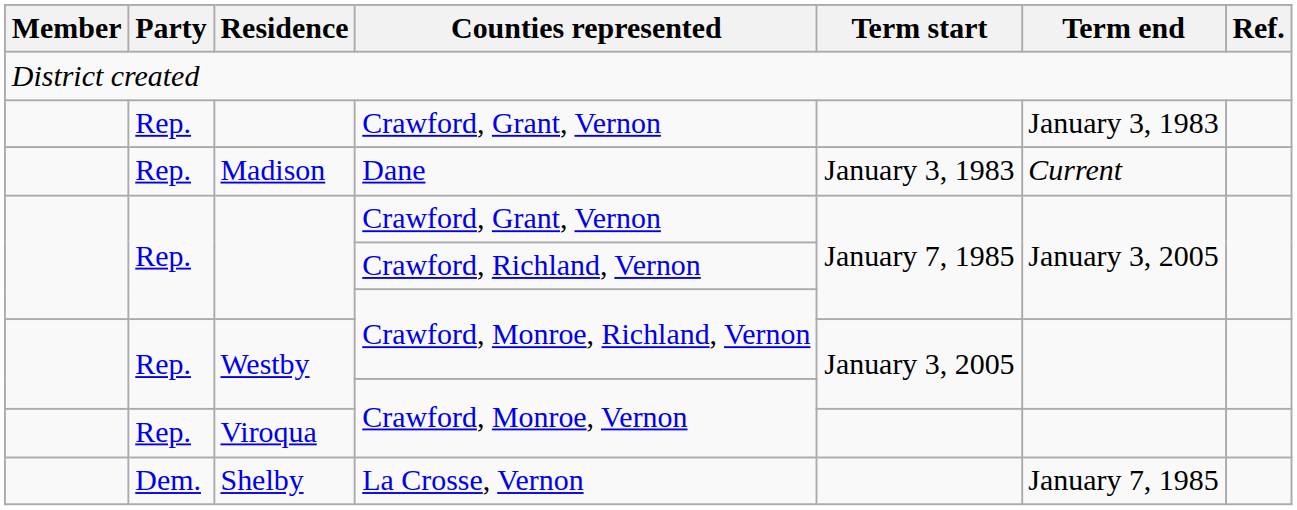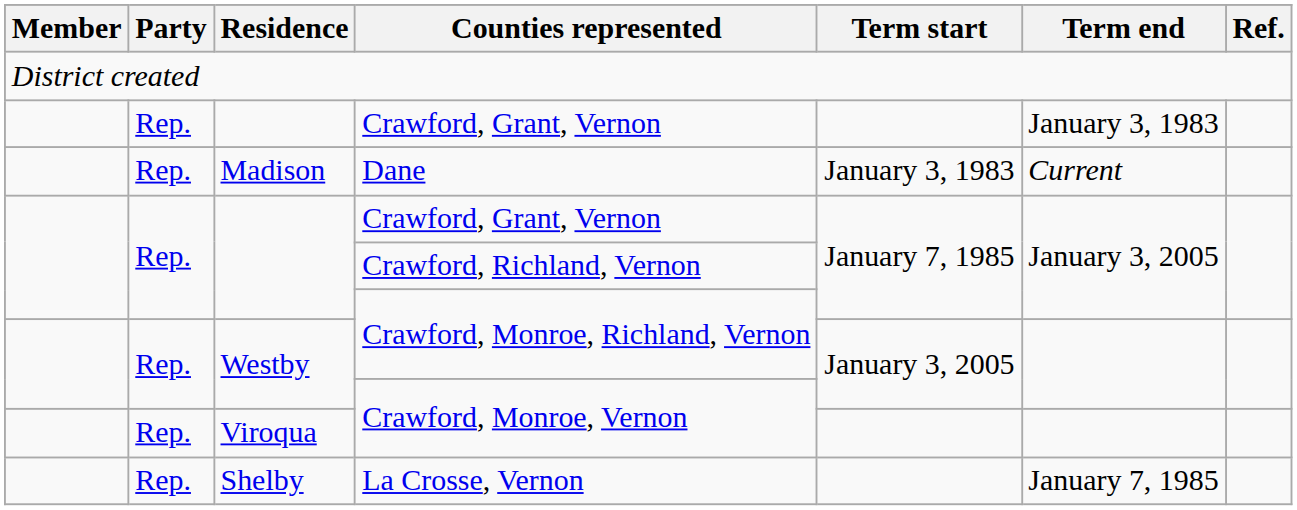(168, 480) Dem. -> (163, 480) Rep.
